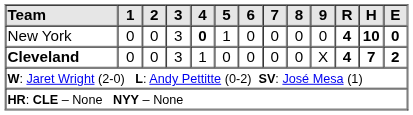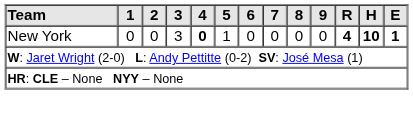(395, 36) 0 -> (395, 36) 1
- row: (43, 57)
